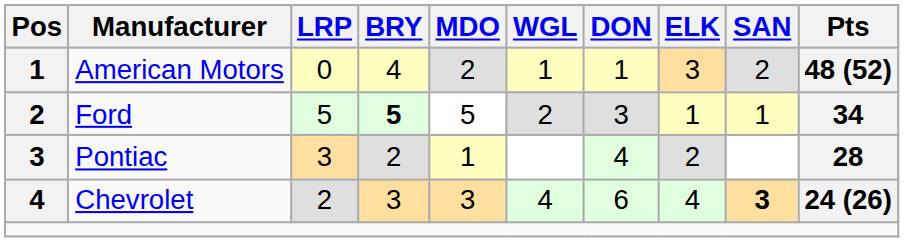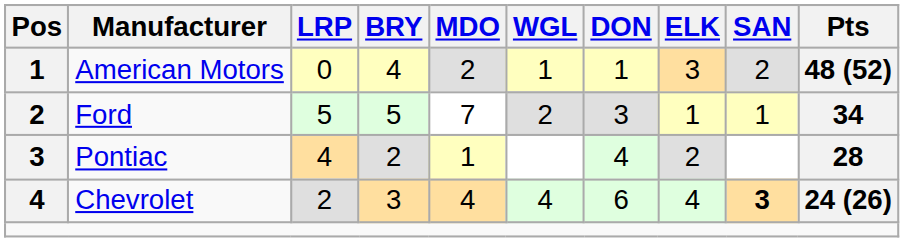(394, 113) bold -> (394, 113) normal
(468, 113) 5 -> (468, 113) 7
(324, 157) 3 -> (324, 157) 4
(468, 200) 3 -> (468, 200) 4
